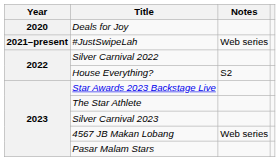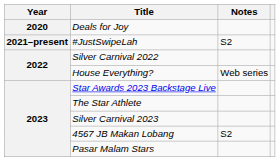(244, 42) Web series -> (226, 42) S2
(226, 73) S2 -> (244, 73) Web series
(244, 133) Web series -> (226, 133) S2
